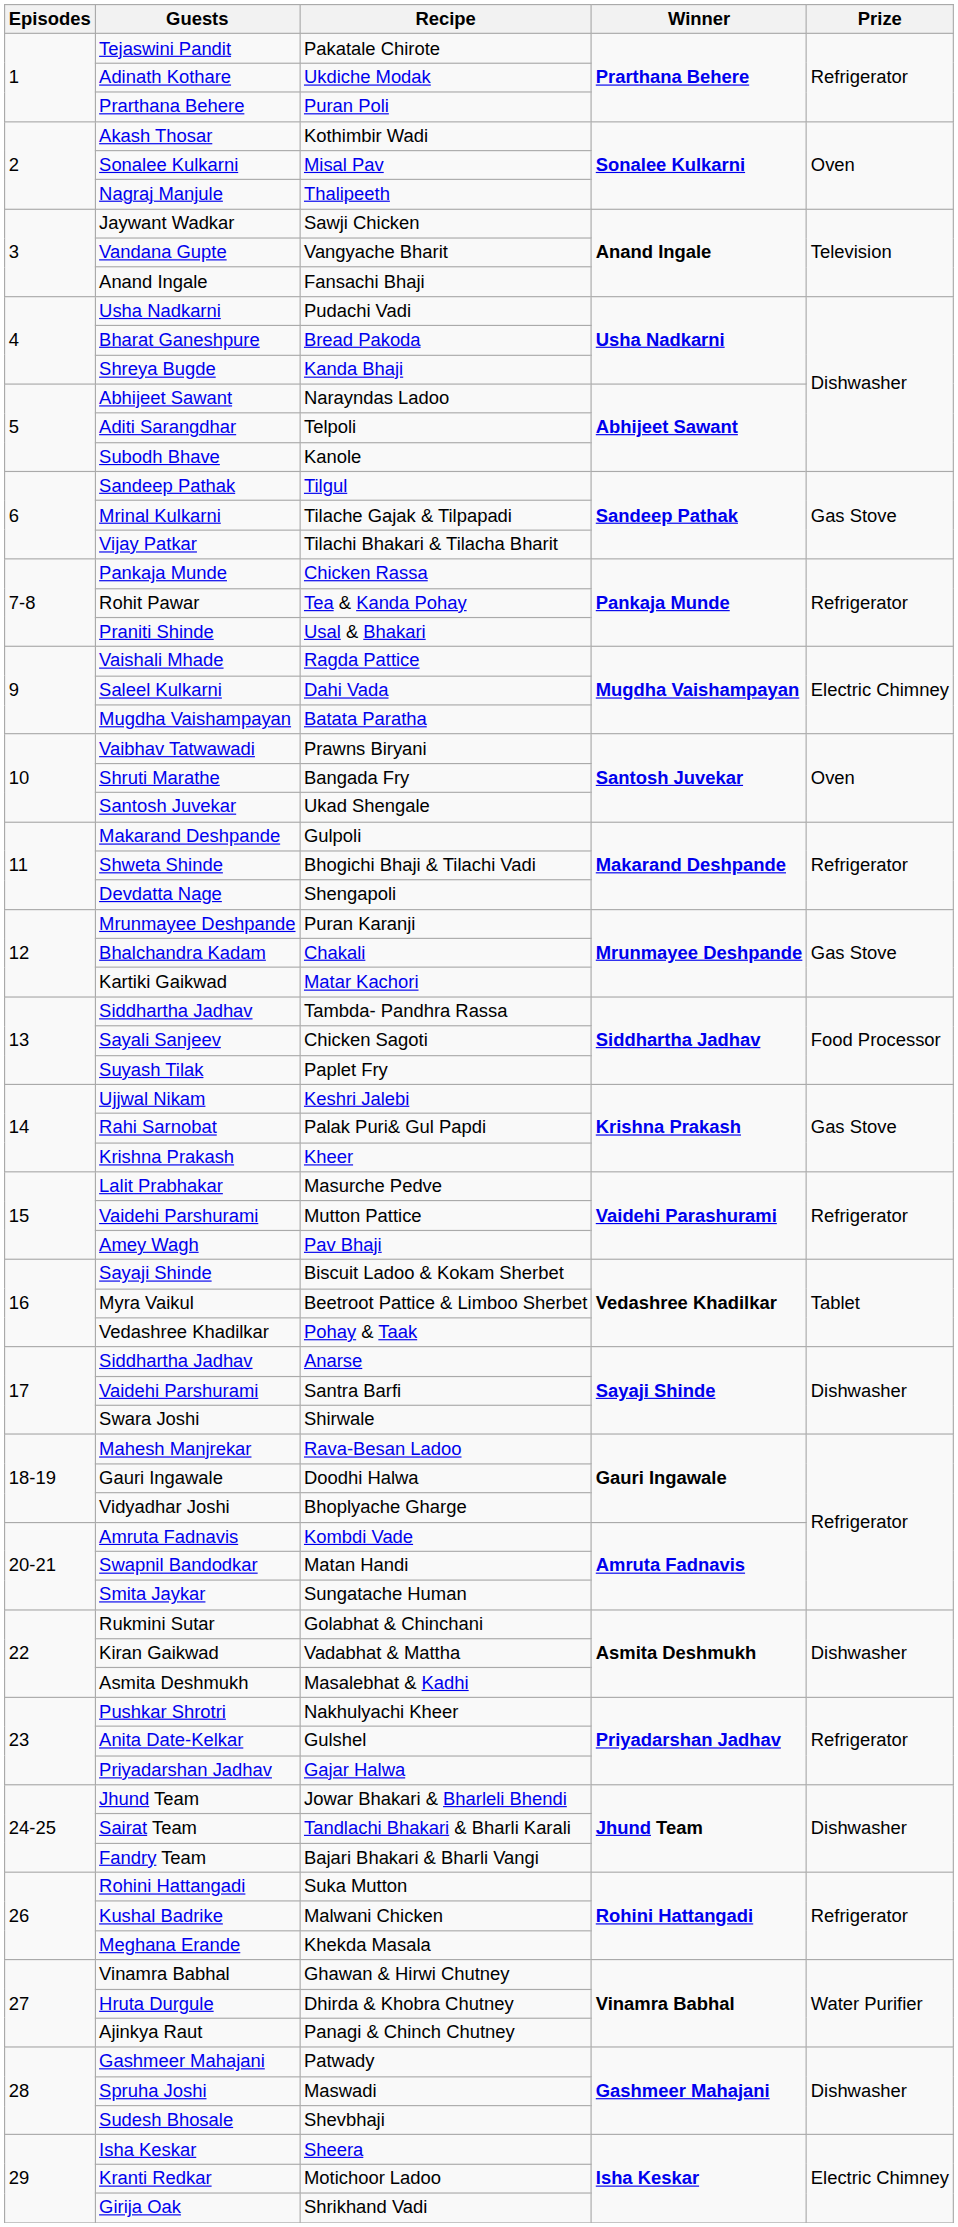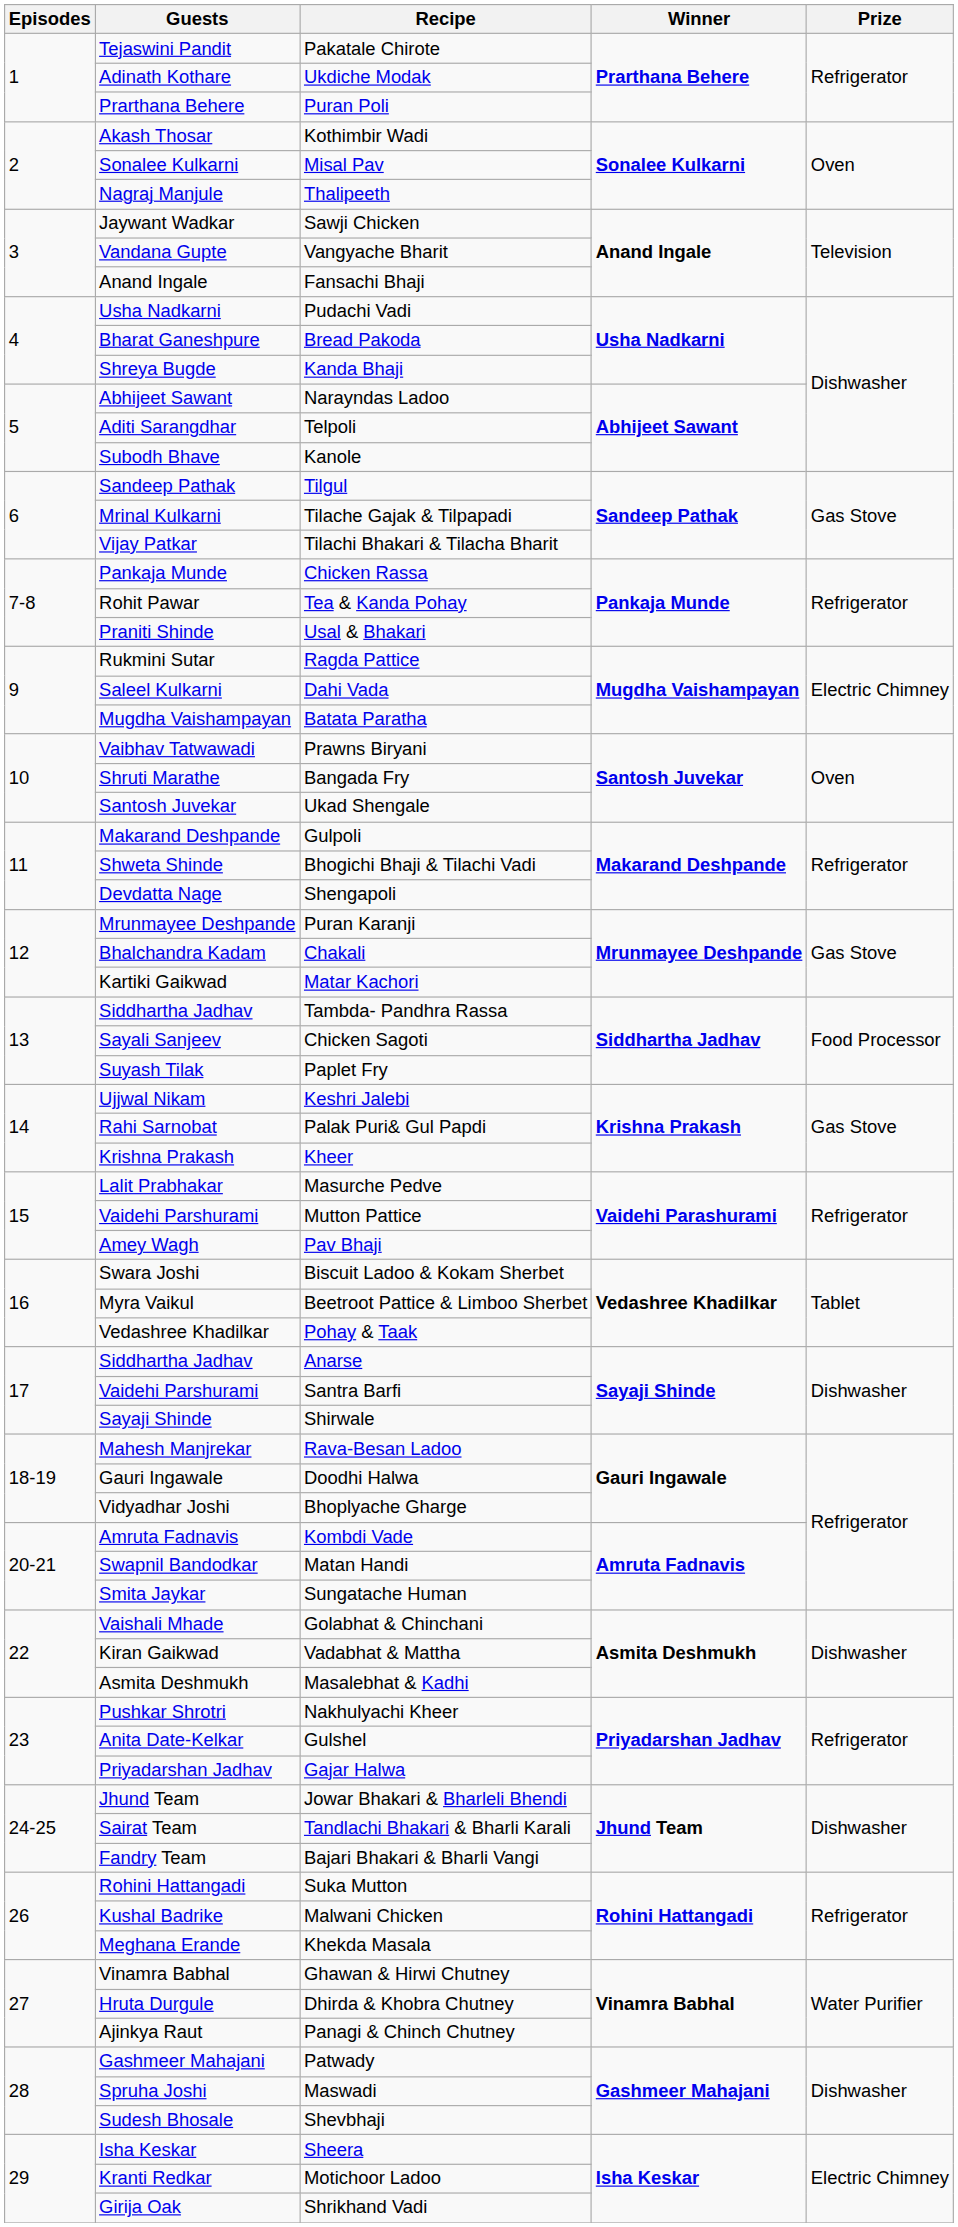(161, 661) Vaishali Mhade -> (157, 661) Rukmini Sutar
(155, 1273) Sayaji Shinde -> (149, 1273) Swara Joshi
(149, 1419) Swara Joshi -> (155, 1419) Sayaji Shinde
(157, 1624) Rukmini Sutar -> (161, 1624) Vaishali Mhade
